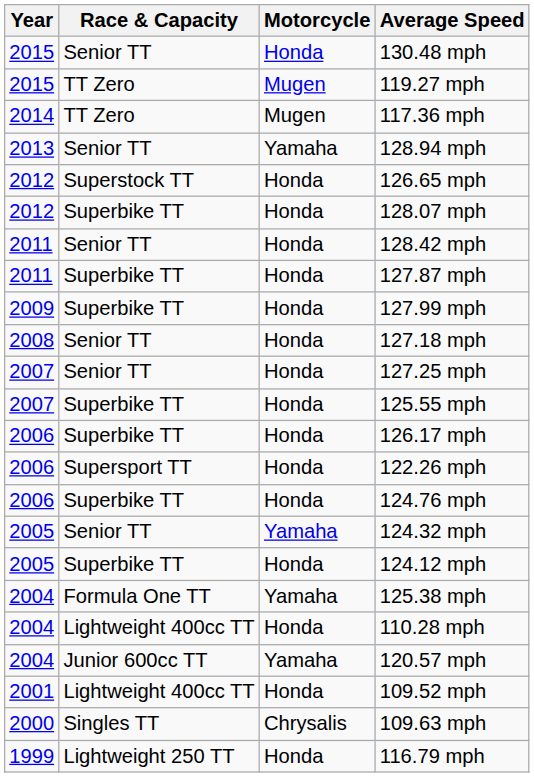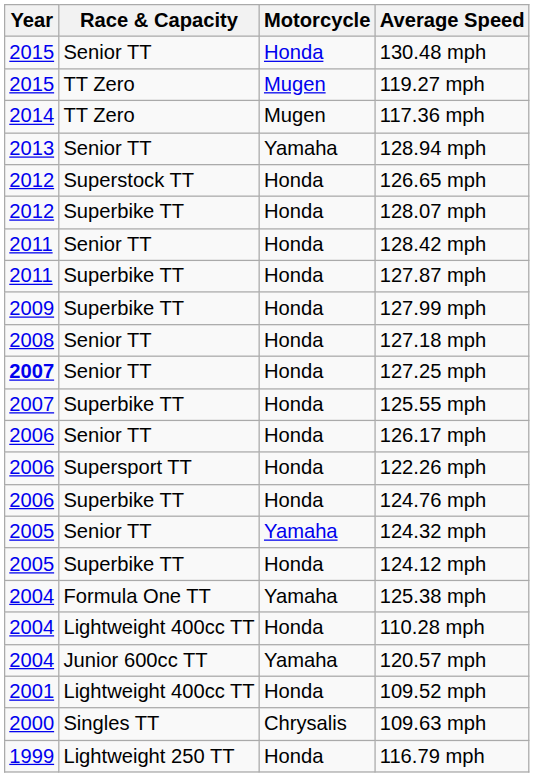(32, 372) normal -> (32, 372) bold
(124, 436) Superbike TT -> (107, 436) Senior TT
